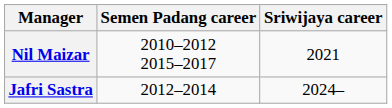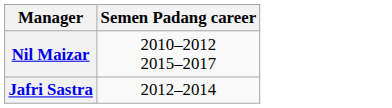- column: (323, 17)
